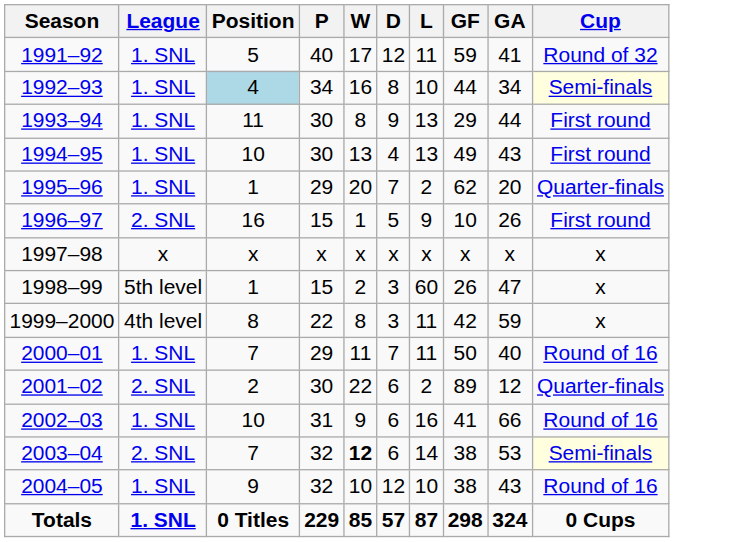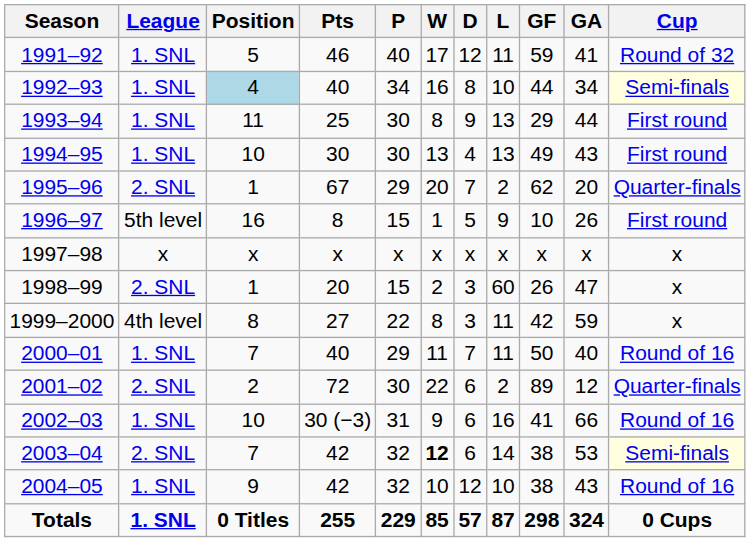+ column: (338, 21)
(163, 187) 1. SNL -> (163, 187) 2. SNL
(163, 220) 2. SNL -> (163, 220) 5th level
(163, 287) 5th level -> (163, 287) 2. SNL
